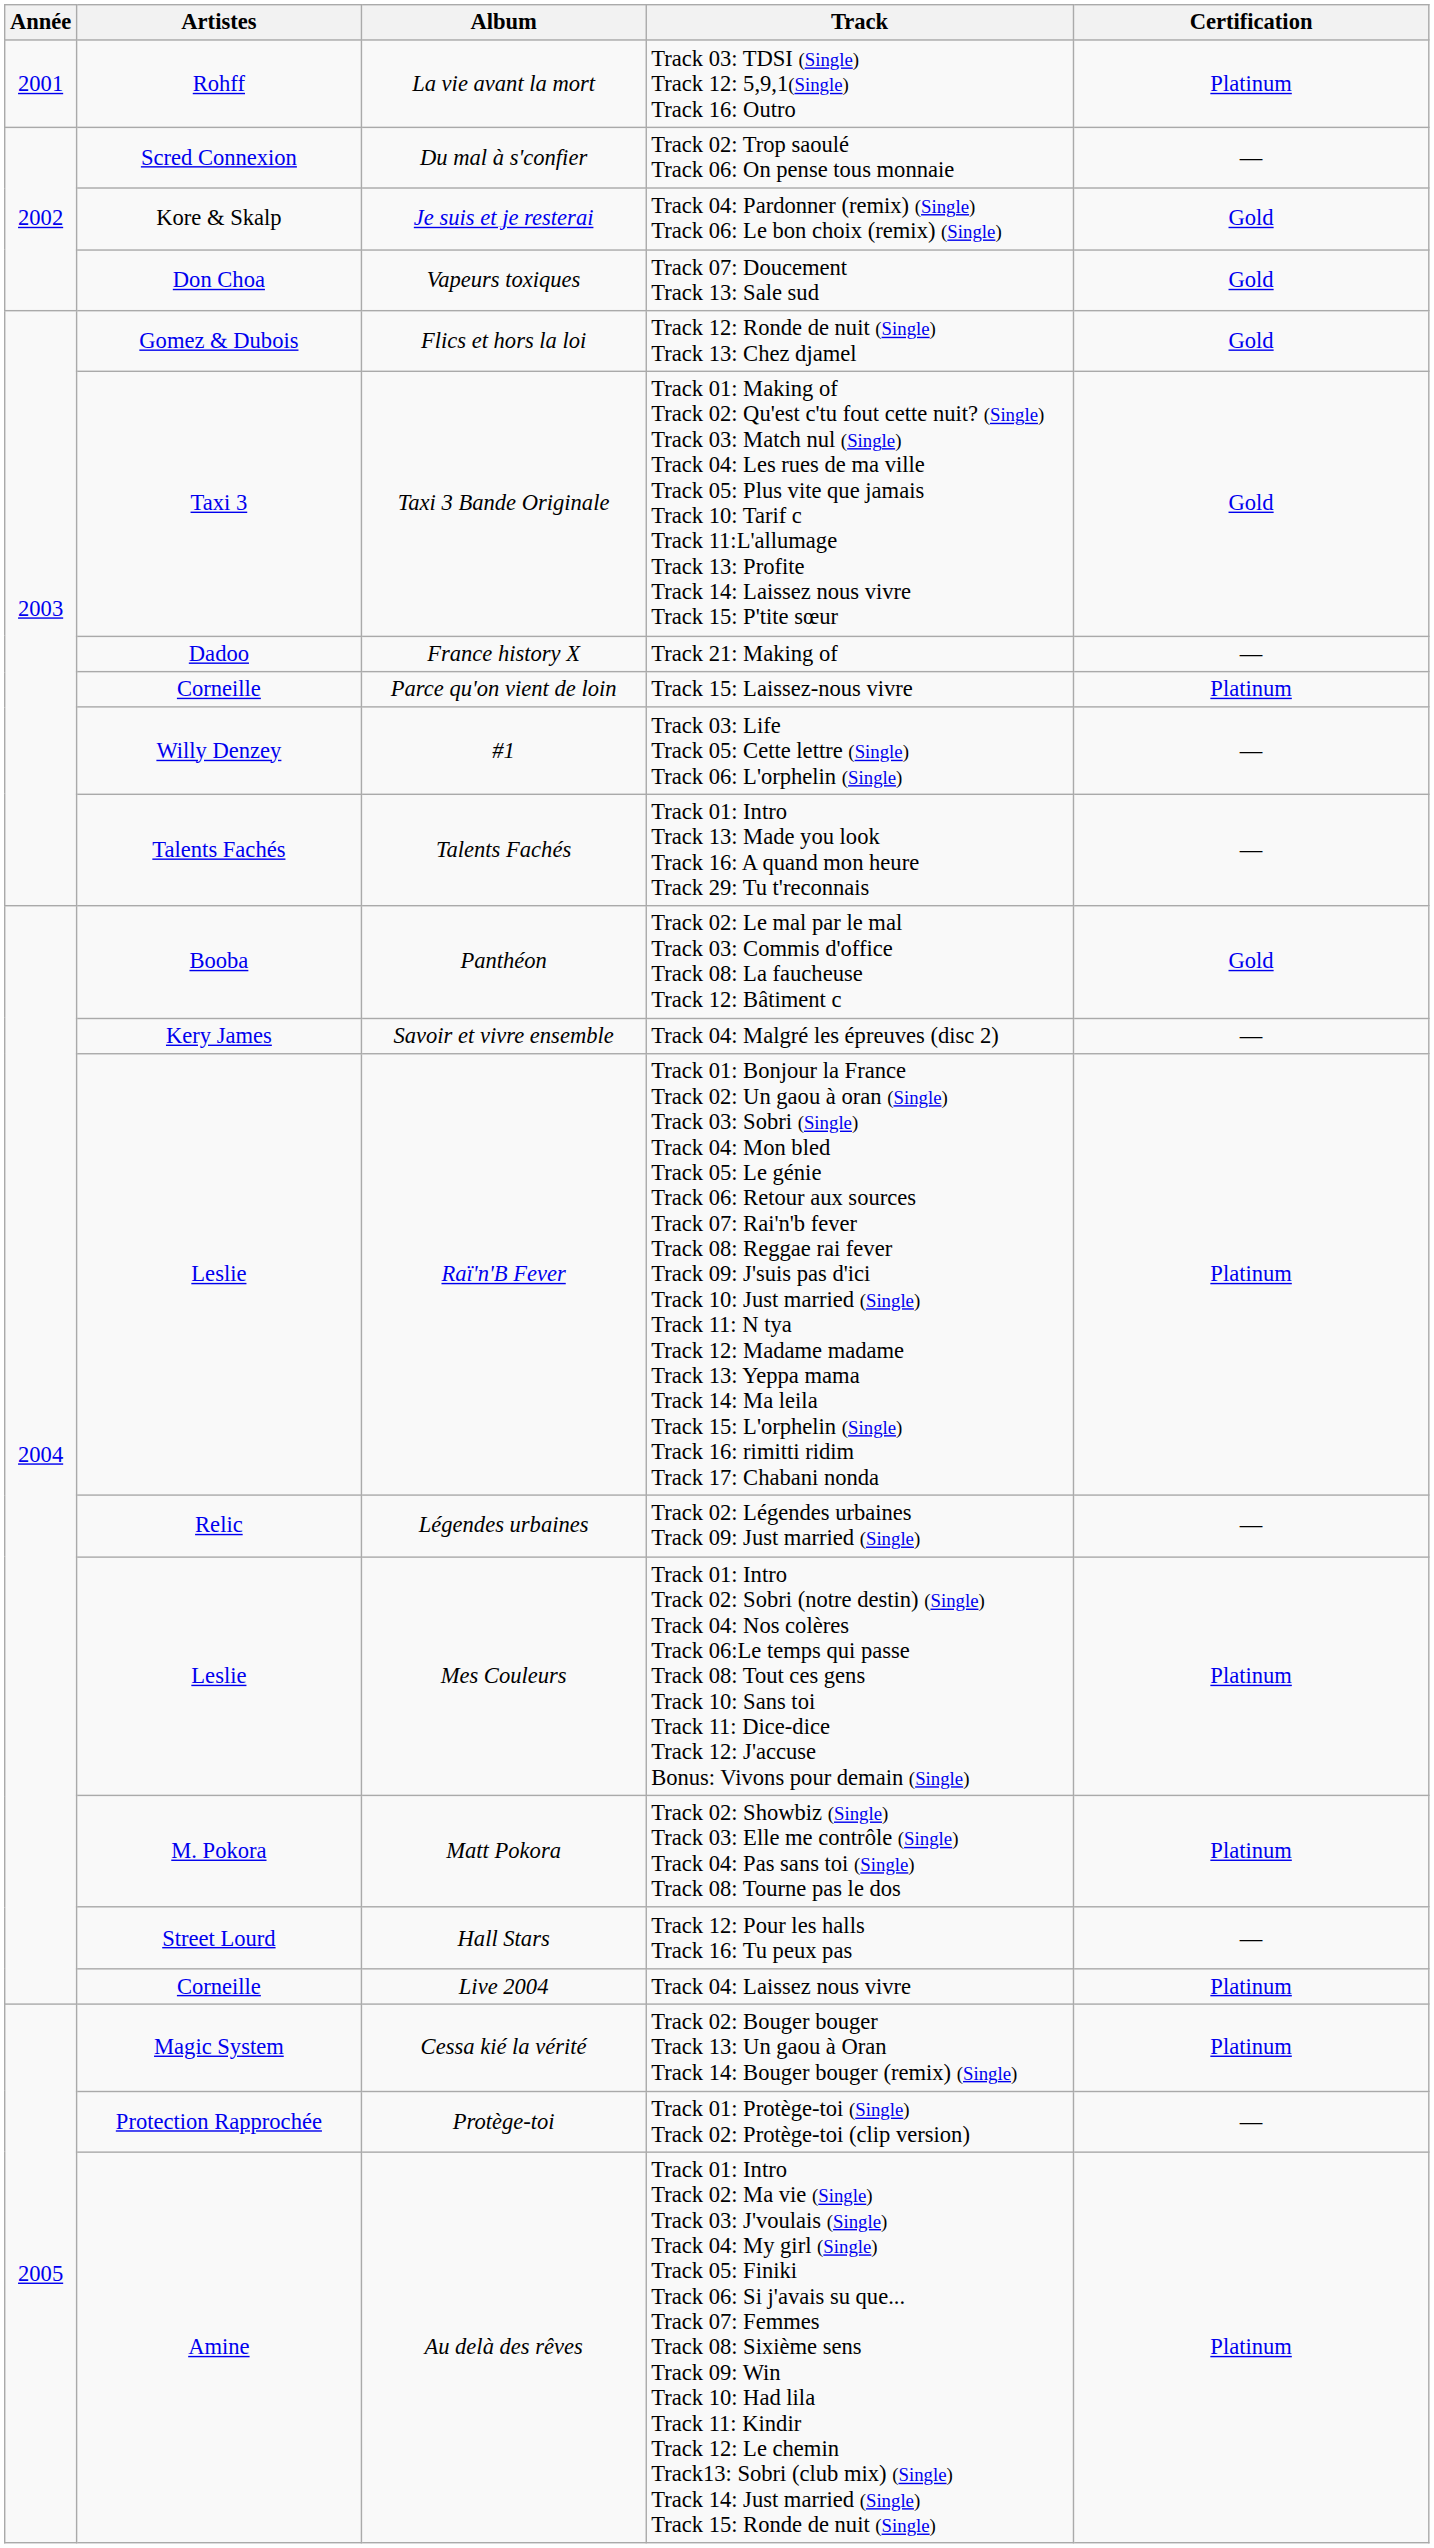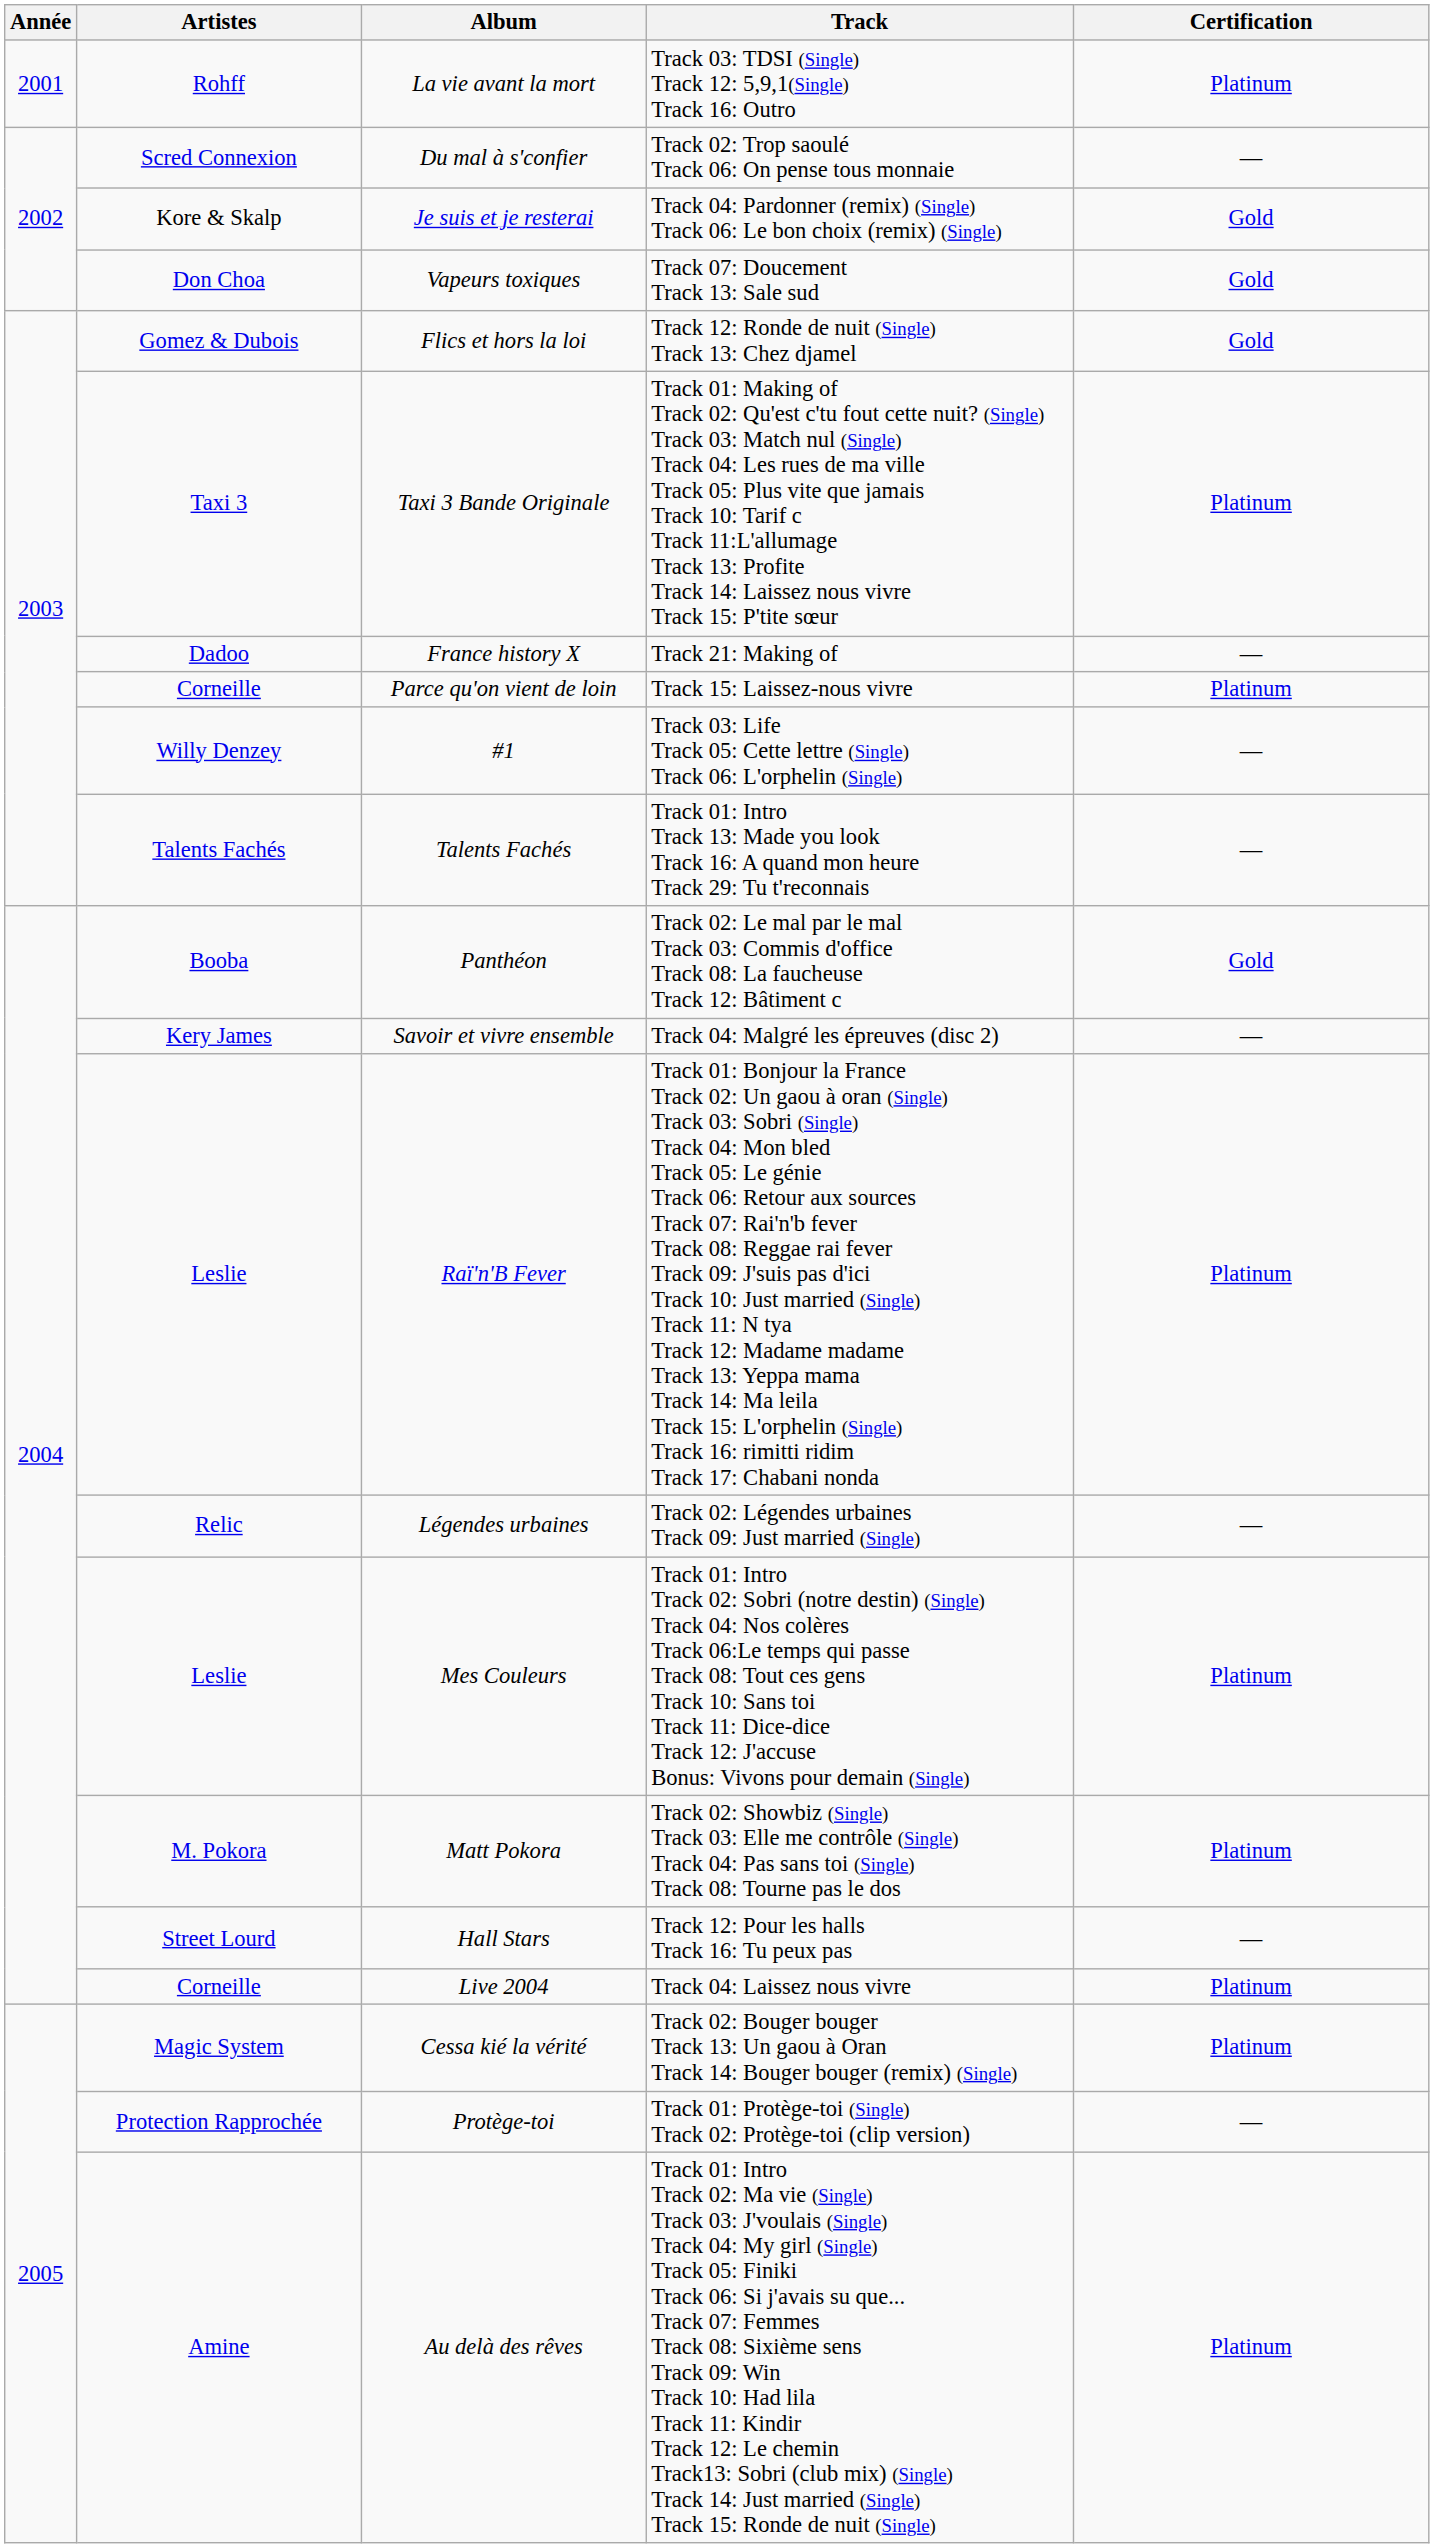(1251, 503) Gold -> (1251, 503) Platinum
